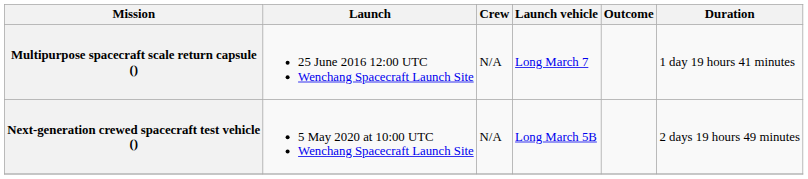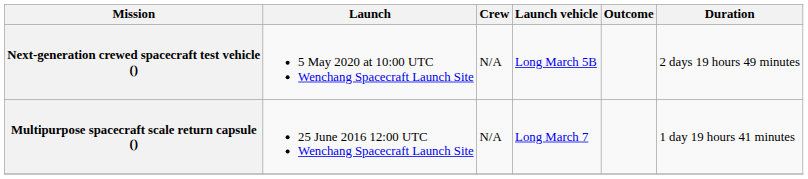rows swapped: (134, 62) <-> (134, 136)
